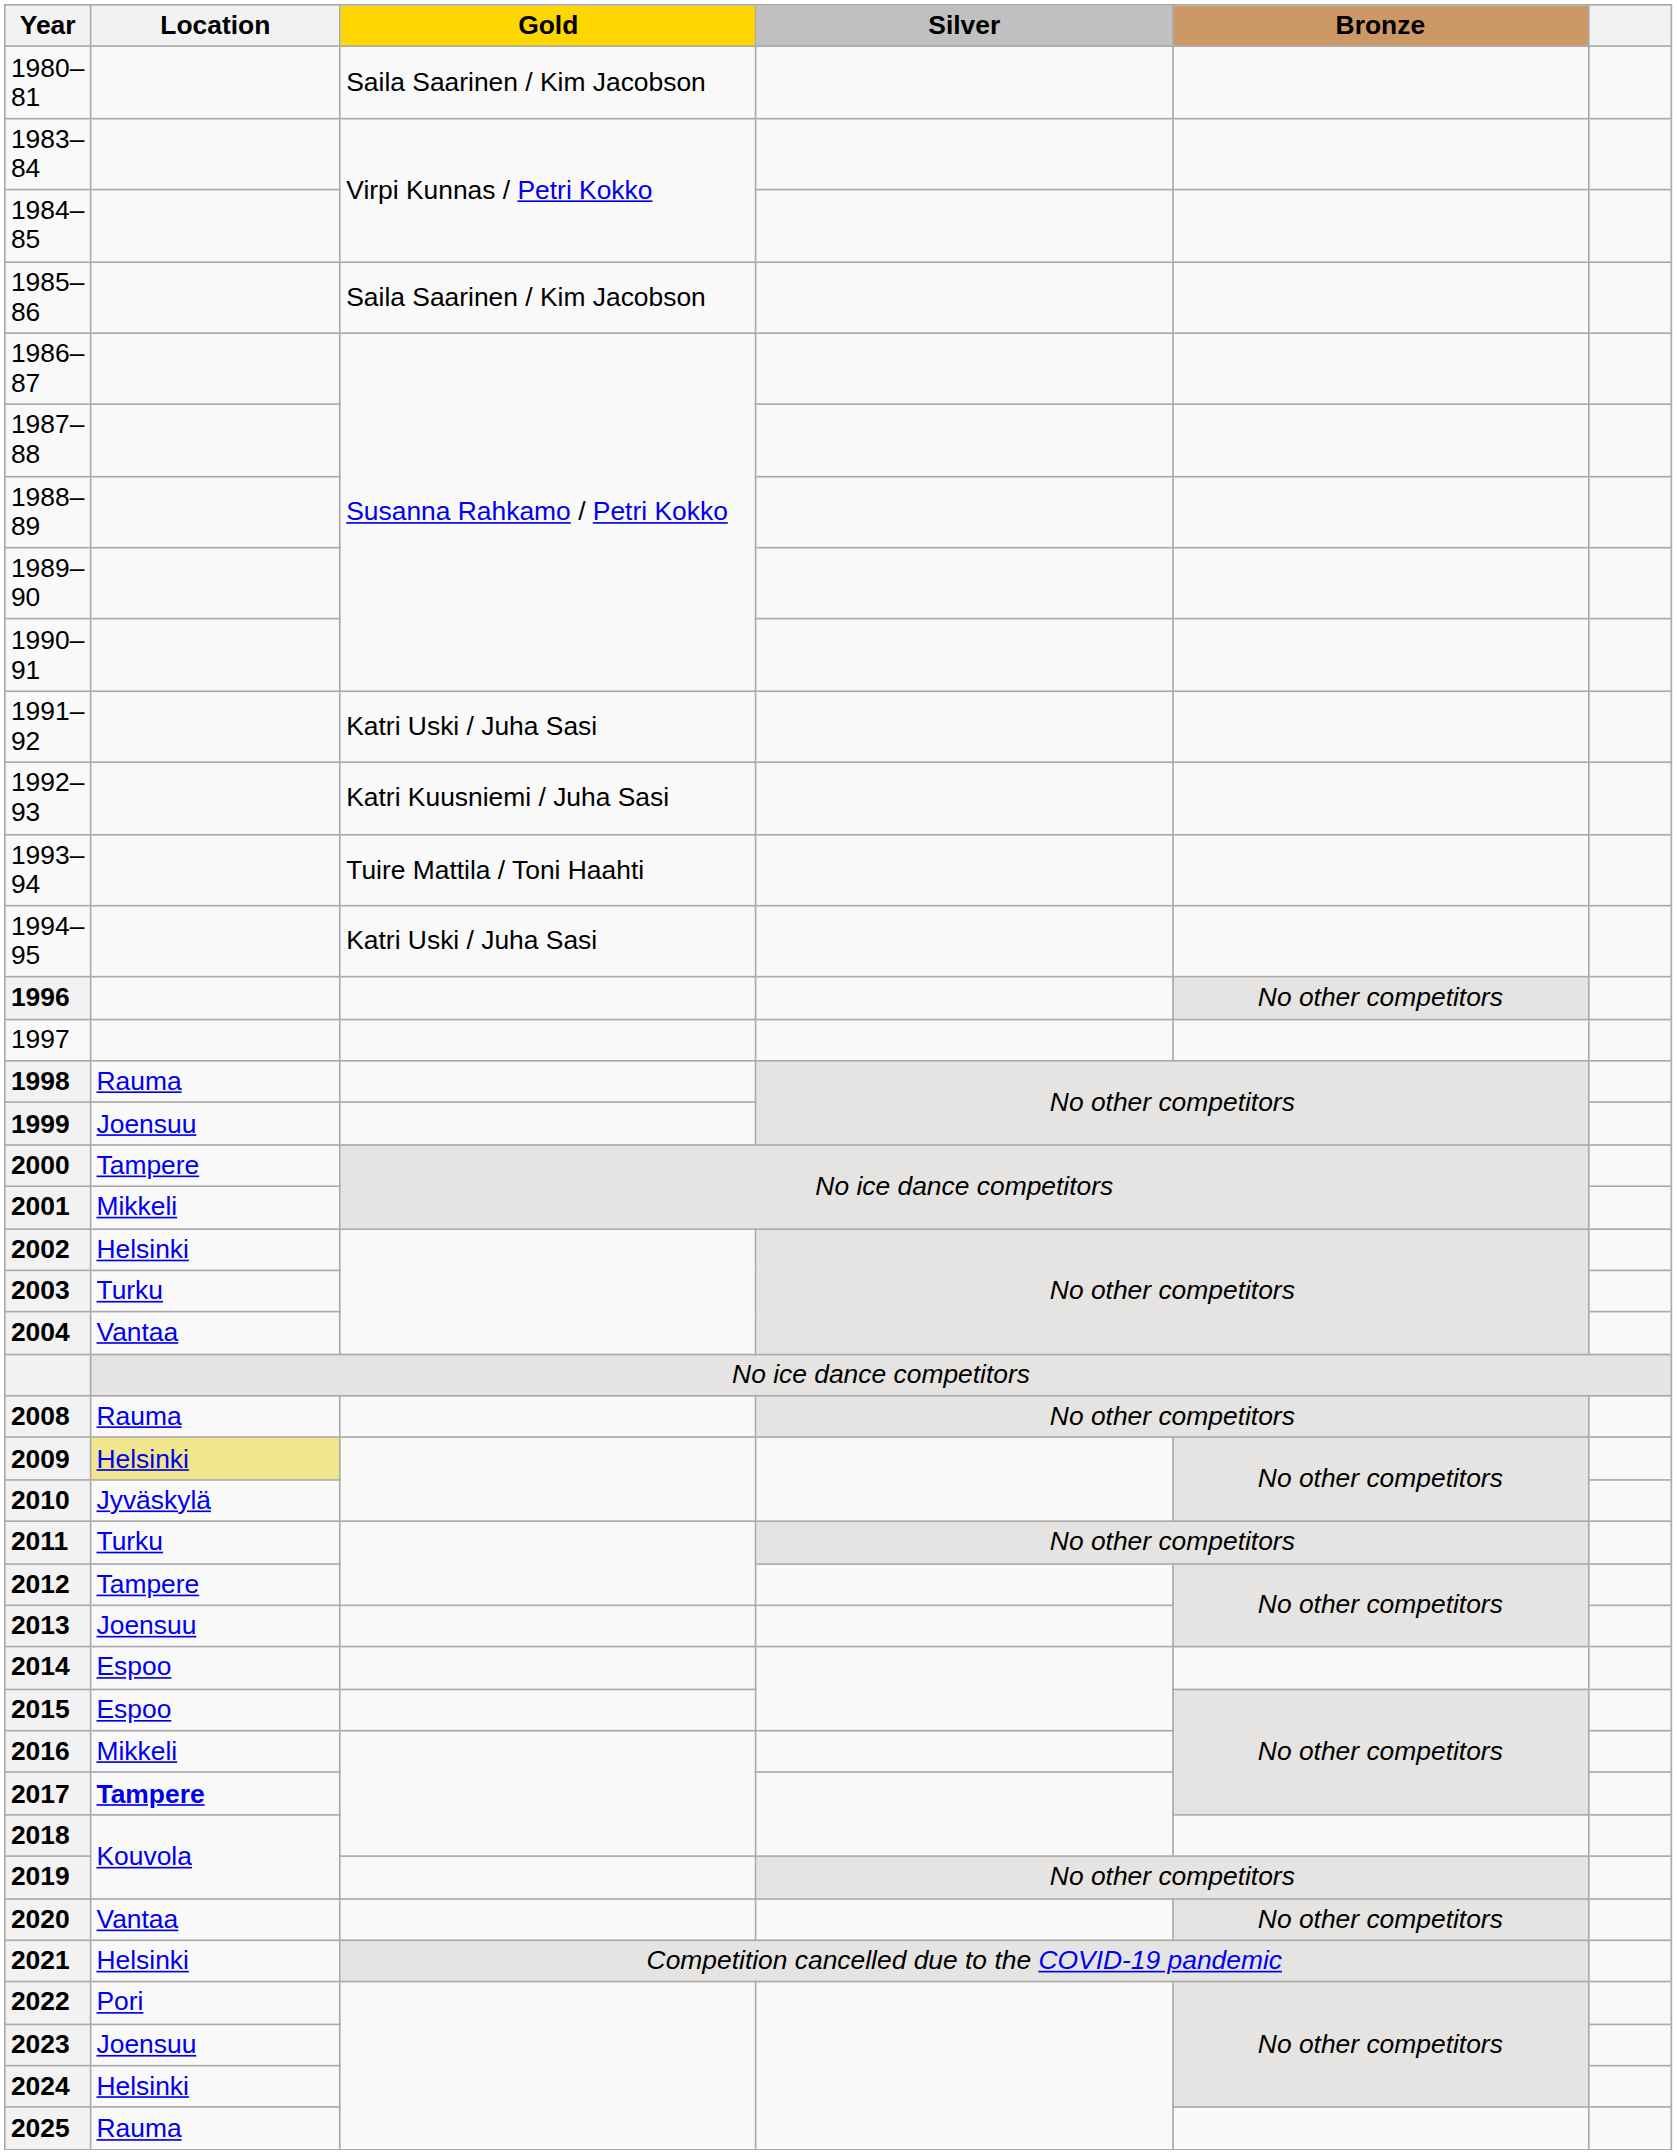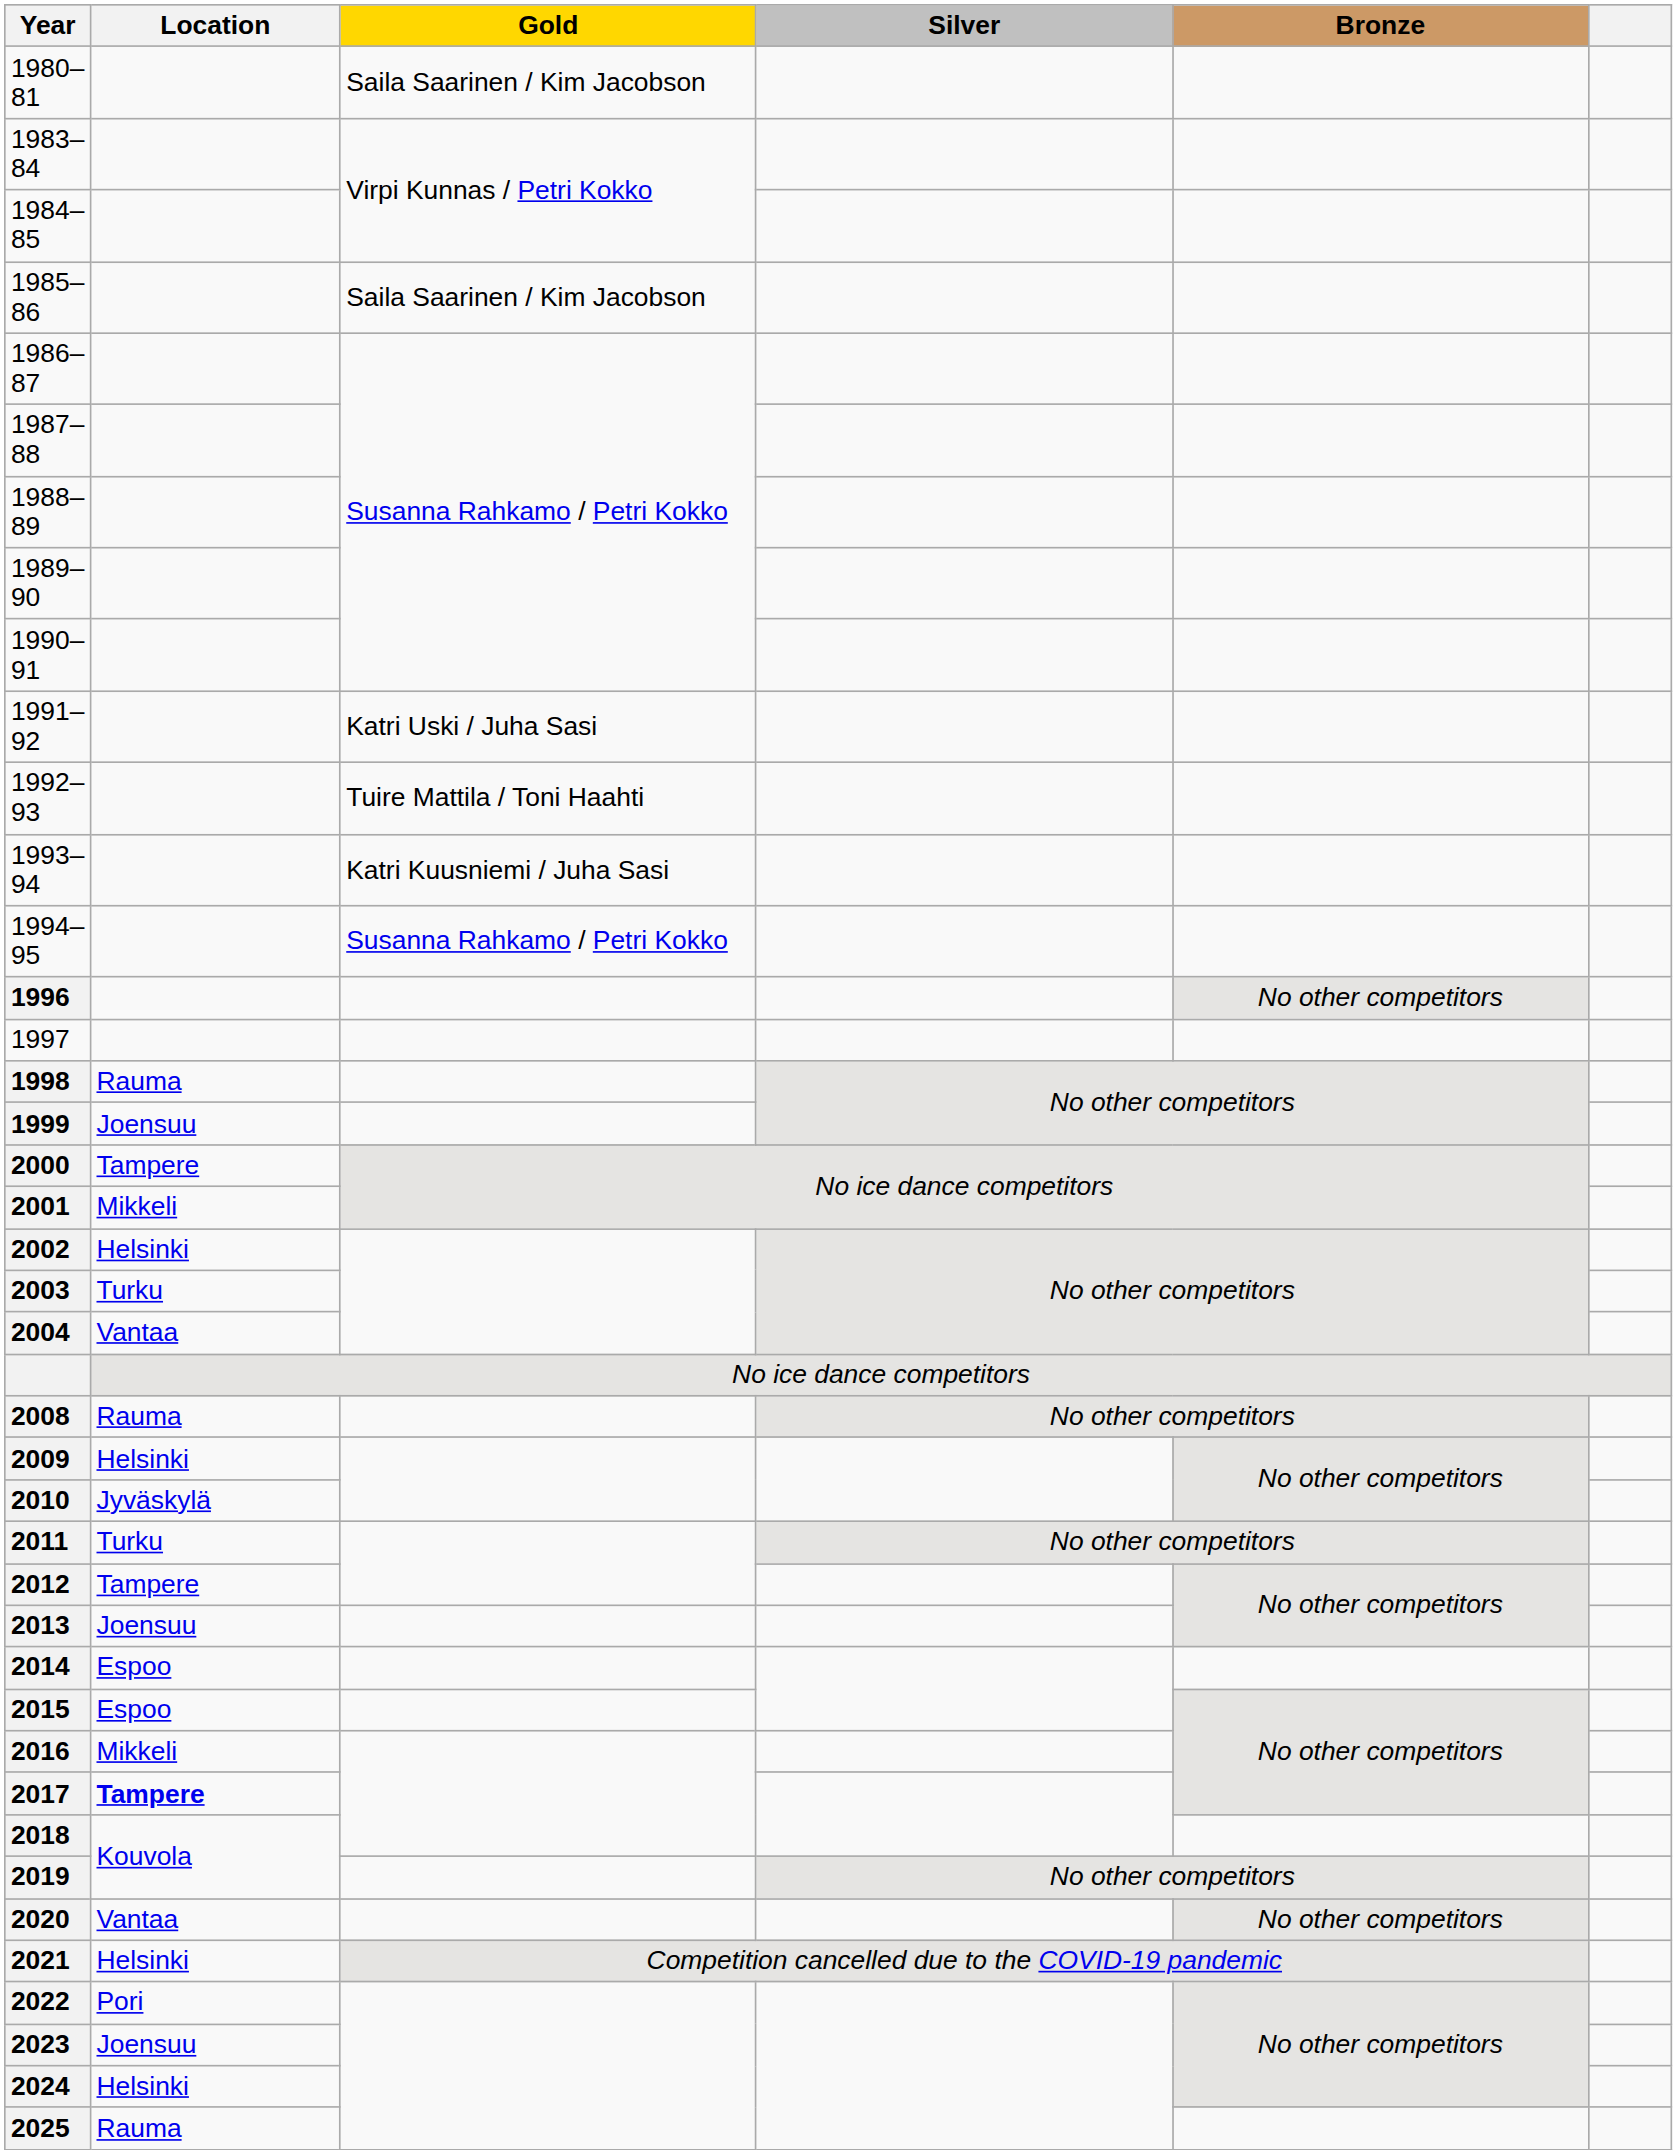(508, 797) Katri Kuusniemi / Juha Sasi -> (495, 797) Tuire Mattila / Toni Haahti
(495, 869) Tuire Mattila / Toni Haahti -> (508, 869) Katri Kuusniemi / Juha Sasi
(472, 940) Katri Uski / Juha Sasi -> (537, 940) Susanna Rahkamo / Petri Kokko
(143, 1458) khaki background -> (143, 1458) no background
